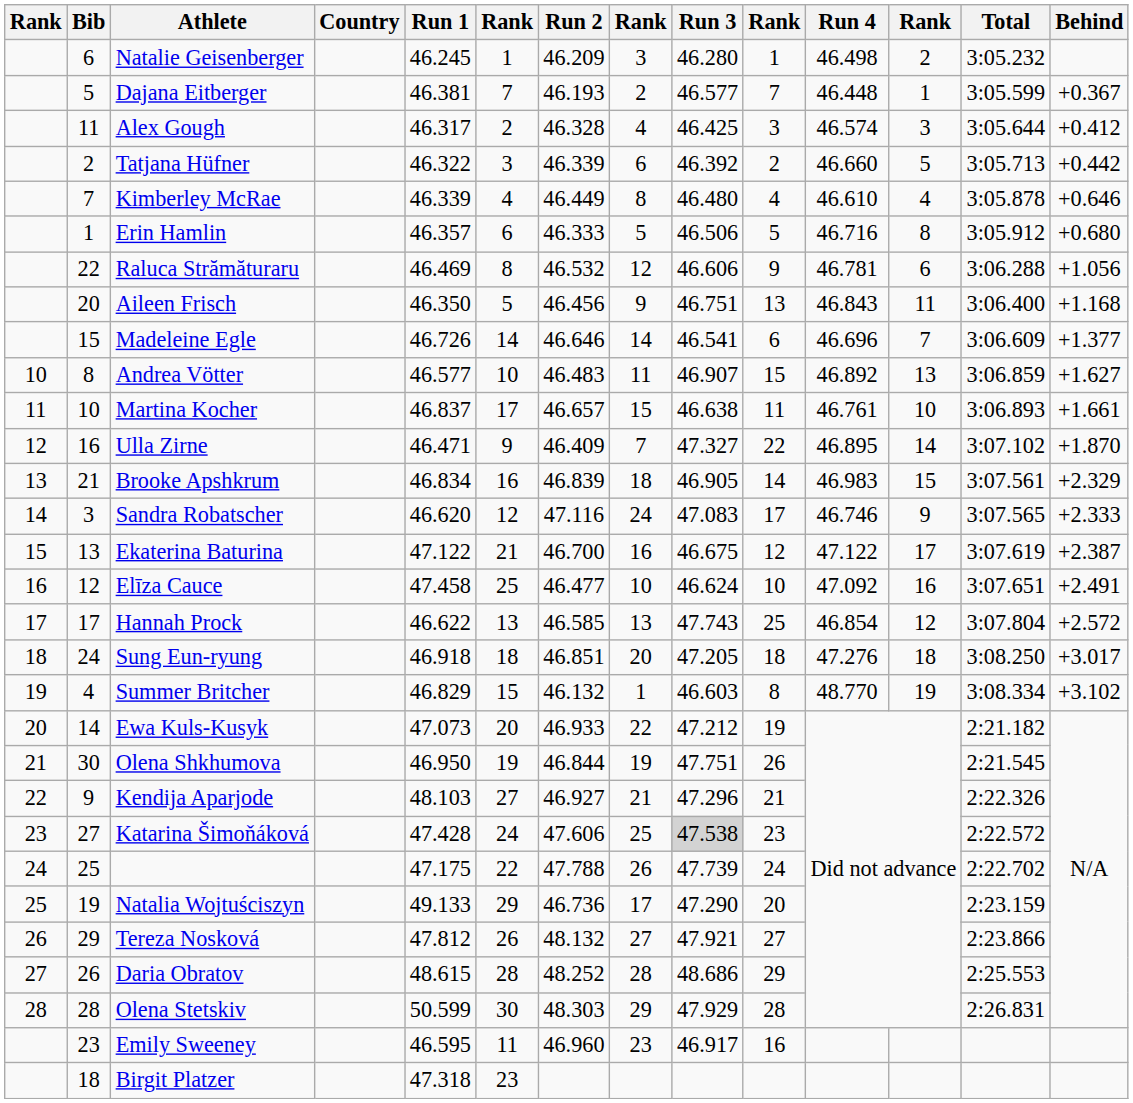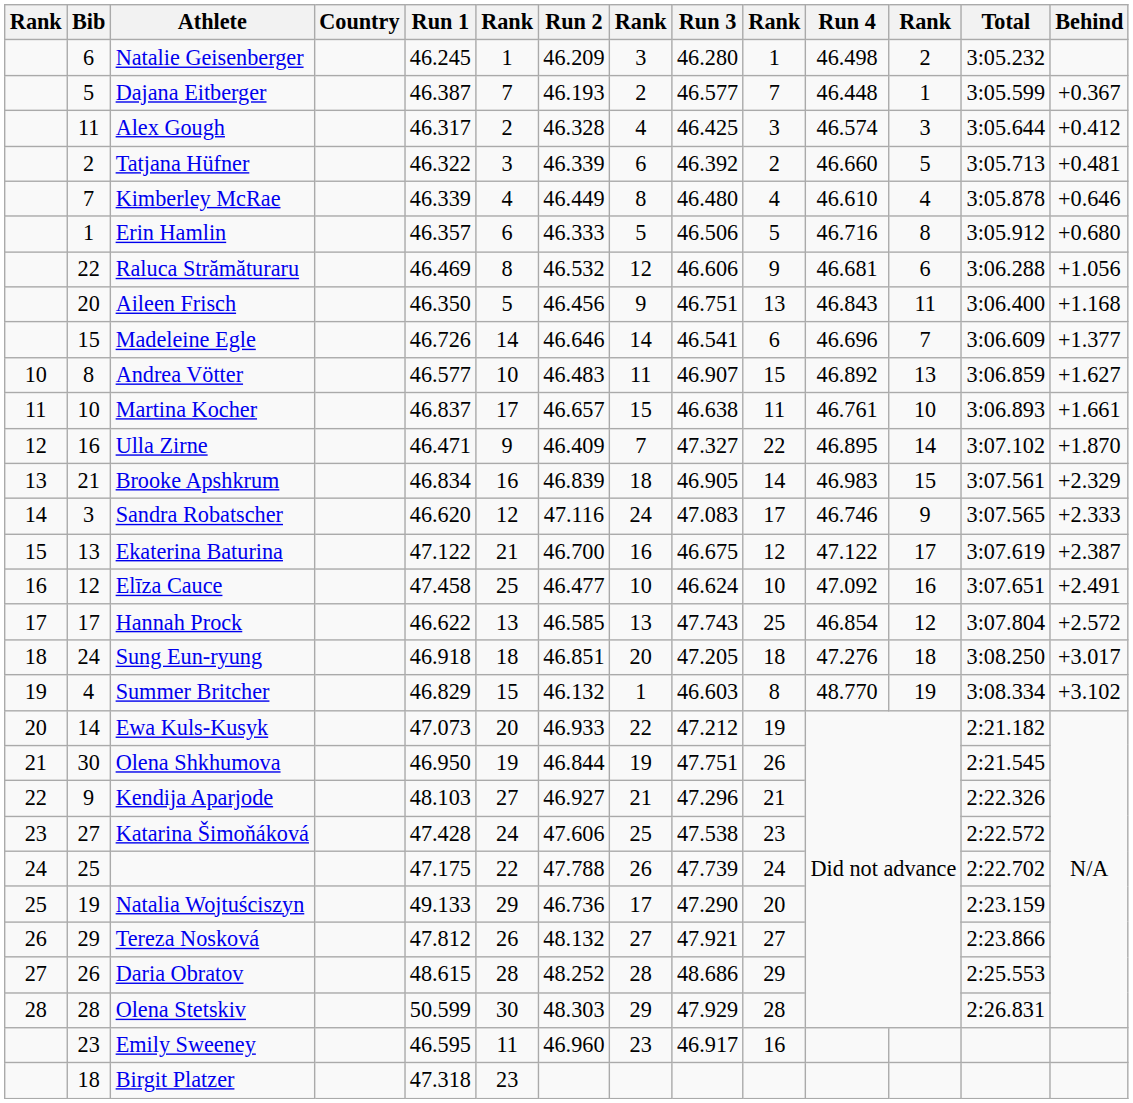(440, 92) 46.381 -> (440, 92) 46.387
(1089, 163) +0.442 -> (1089, 163) +0.481
(847, 269) 46.781 -> (847, 269) 46.681
(708, 833) lightgrey background -> (708, 833) no background
